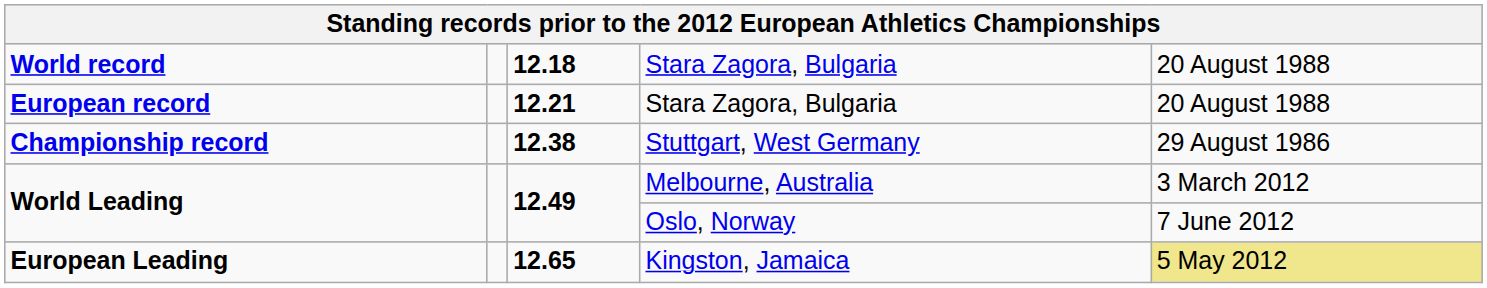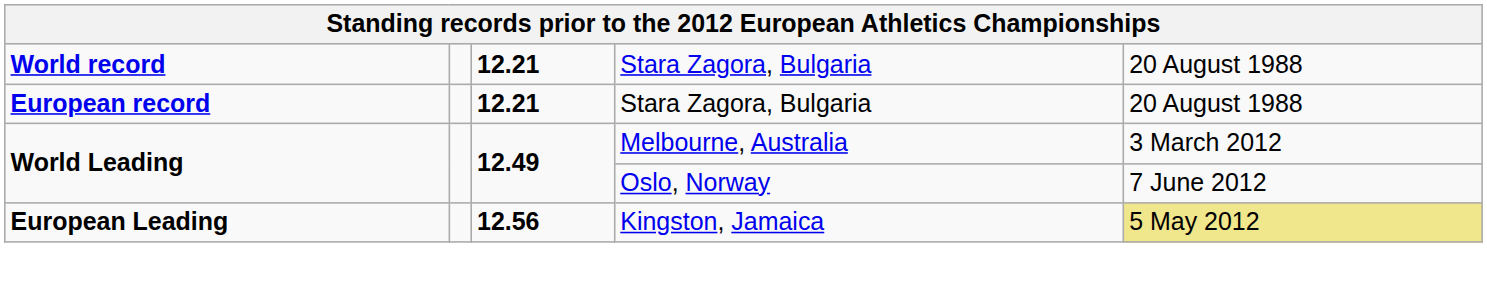(544, 63) 12.18 -> (508, 63) 12.21
- row: (140, 143)
(544, 261) 12.65 -> (508, 222) 12.56
